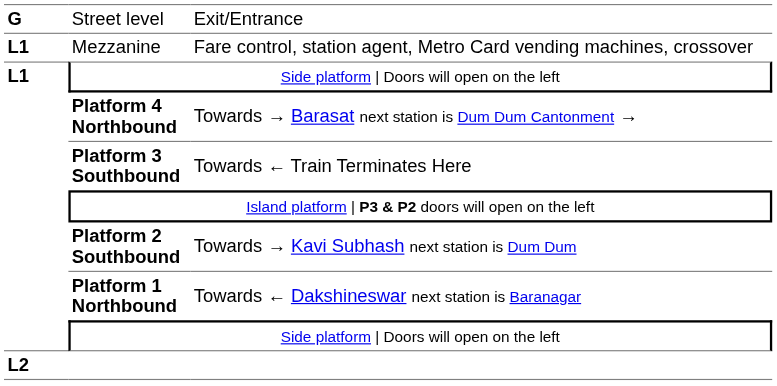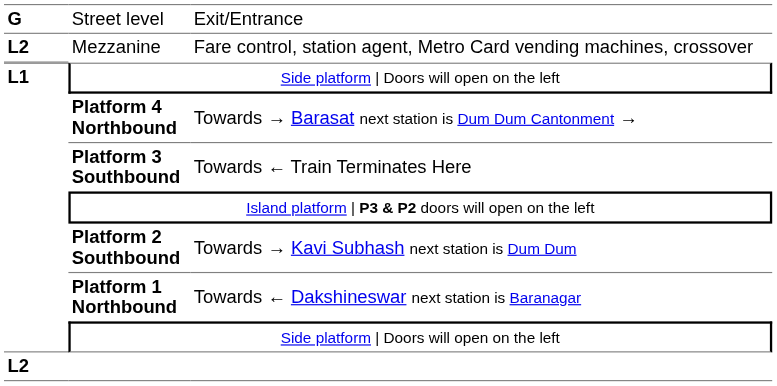(18, 47) L1 -> (18, 47) L2
